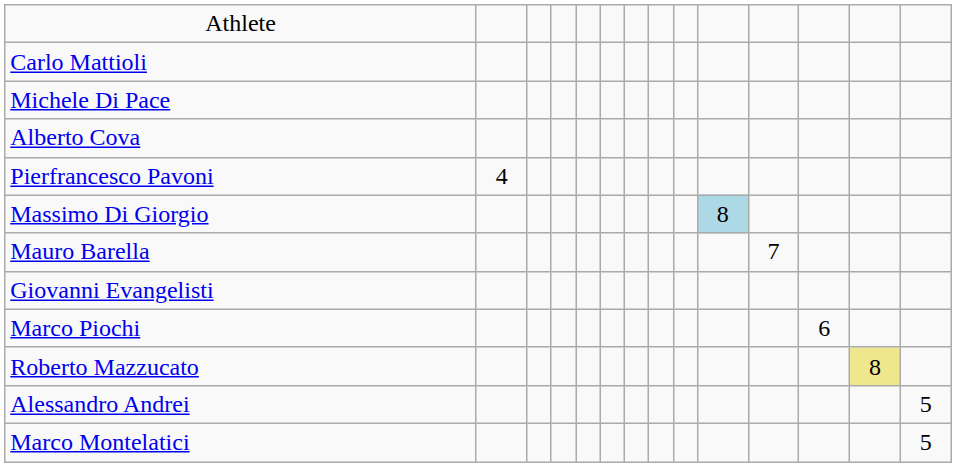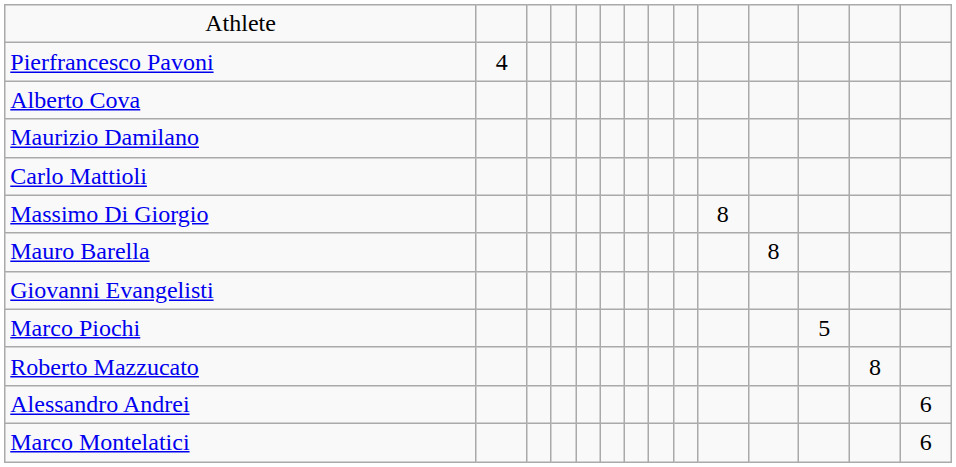rows swapped: (112, 175) <-> (79, 61)
- row: (90, 99)
+ row: (105, 137)
(723, 213) lightblue background -> (723, 213) no background
(774, 251) 7 -> (774, 251) 8
(824, 328) 6 -> (824, 328) 5
(875, 366) khaki background -> (875, 366) no background
(926, 404) 5 -> (926, 404) 6
(926, 442) 5 -> (926, 442) 6
